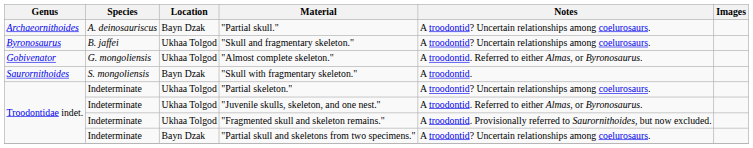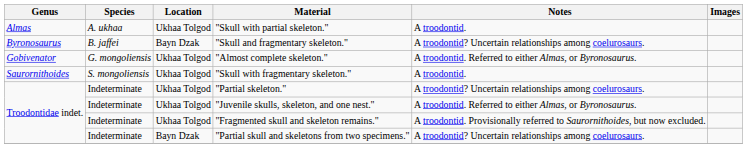+ row: (272, 27)
- row: (250, 27)
(189, 43) Ukhaa Tolgod -> (177, 43) Bayn Dzak
(183, 74) Bayn Dzak -> (183, 74) Ukhaa Tolgod
